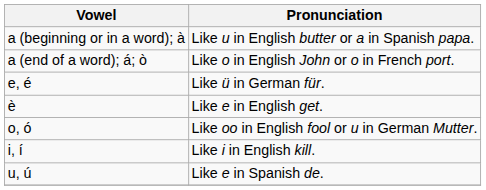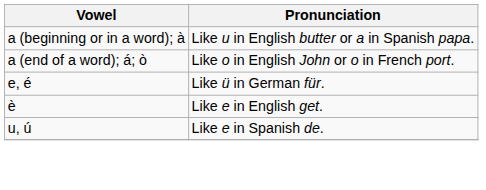- row: (20, 128)
- row: (15, 151)
